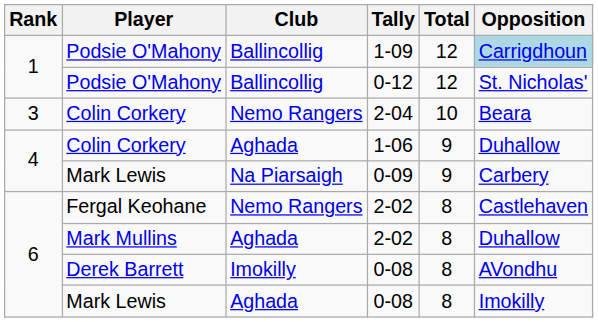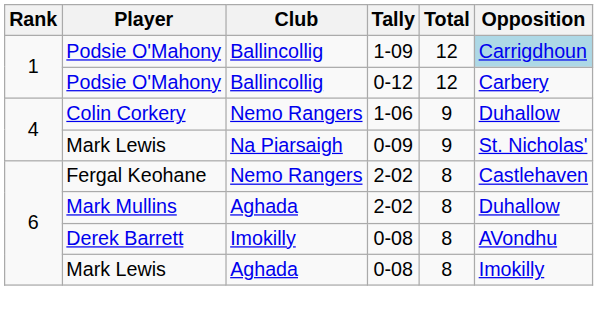(533, 82) St. Nicholas' -> (514, 82) Carbery
- row: (126, 113)
(264, 144) Aghada -> (296, 113) Nemo Rangers
(514, 176) Carbery -> (533, 144) St. Nicholas'
